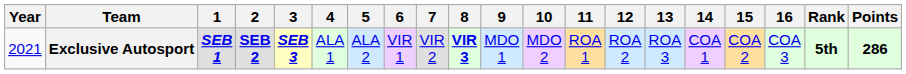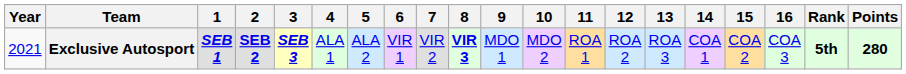(875, 48) 286 -> (875, 48) 280
